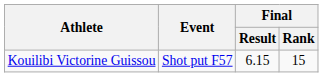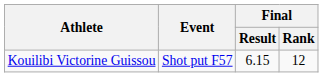(299, 61) 15 -> (299, 61) 12
